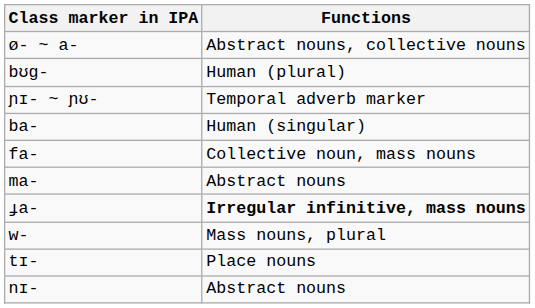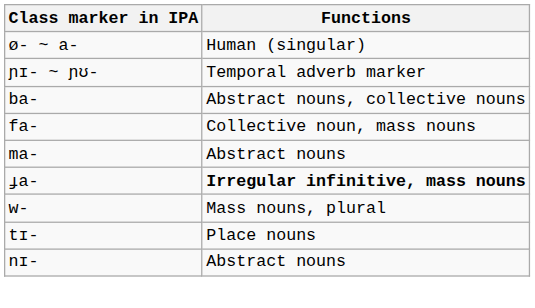(366, 45) Abstract nouns, collective nouns -> (286, 45) Human (singular)
- row: (29, 72)
(286, 127) Human (singular) -> (366, 100) Abstract nouns, collective nouns
